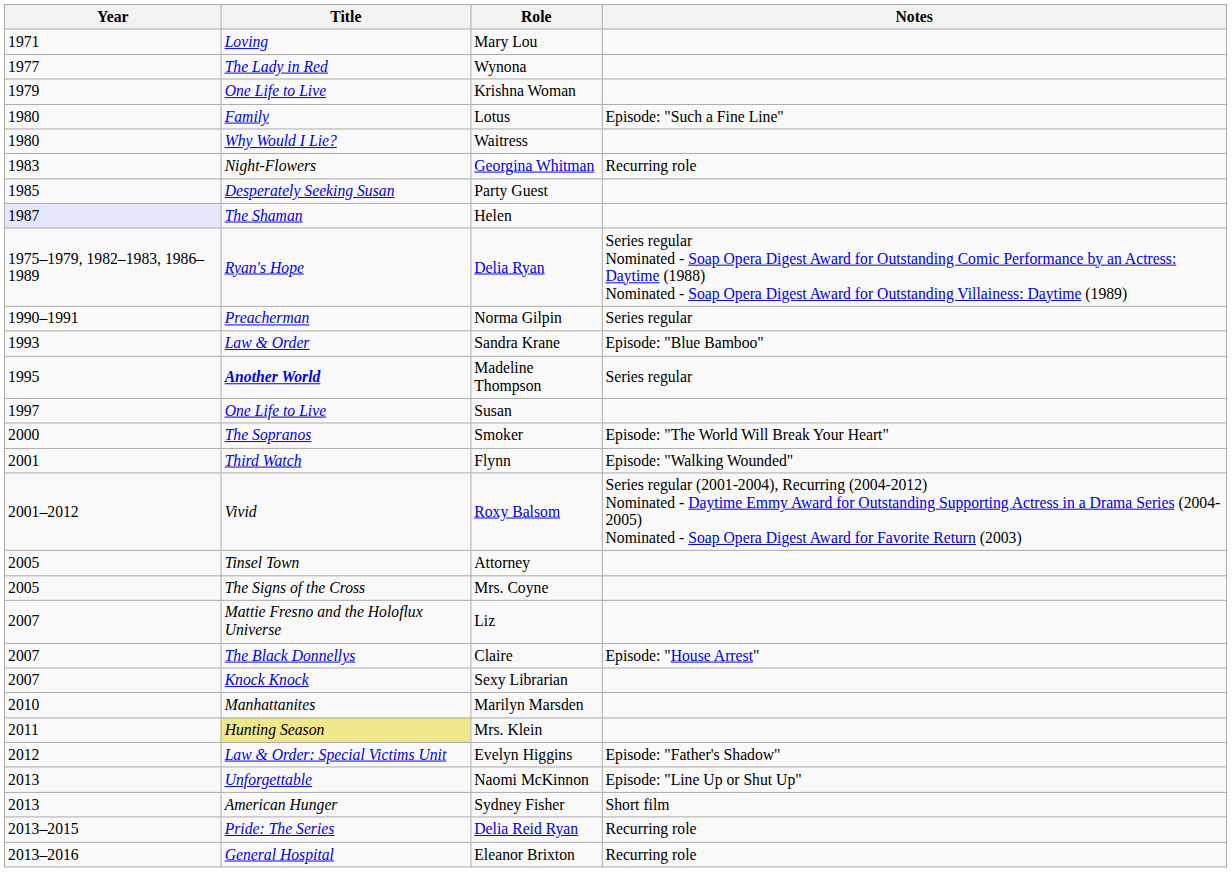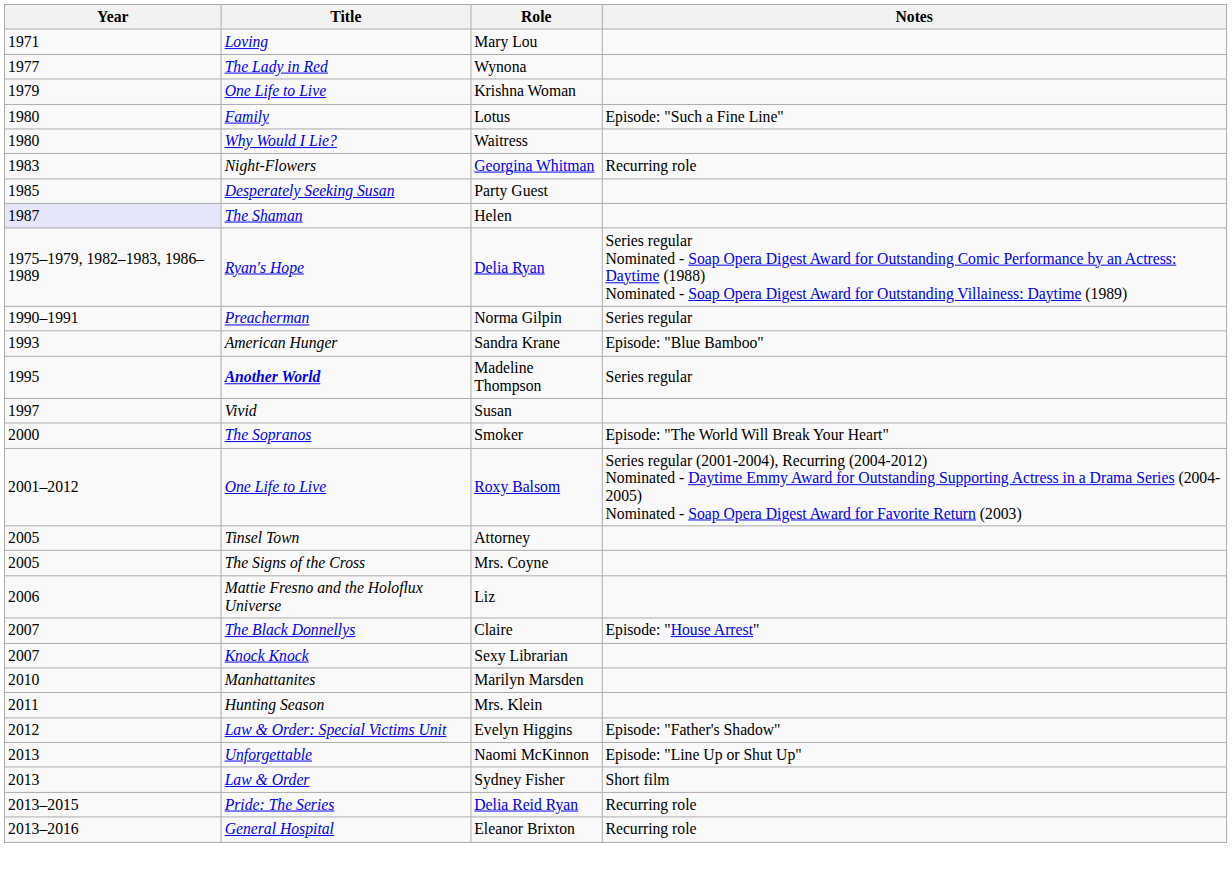(267, 343) Law & Order -> (281, 343) American Hunger
(275, 410) One Life to Live -> (241, 410) Vivid
- row: (493, 460)
(241, 511) Vivid -> (275, 486) One Life to Live
(24, 621) 2007 -> (24, 596) 2006
(275, 730) khaki background -> (275, 705) no background
(281, 804) American Hunger -> (267, 779) Law & Order
